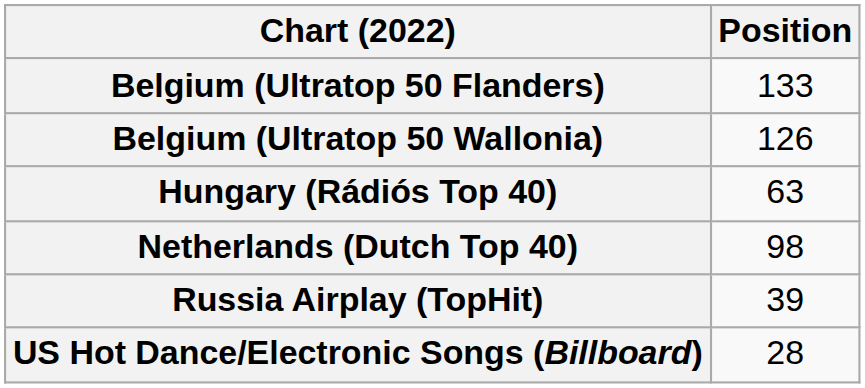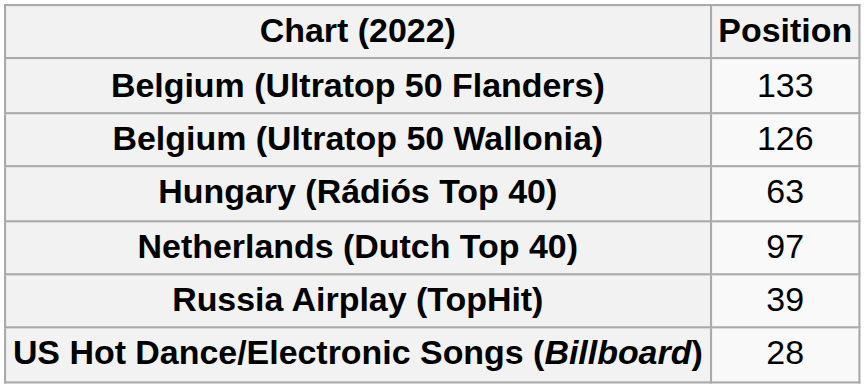(785, 246) 98 -> (785, 246) 97
